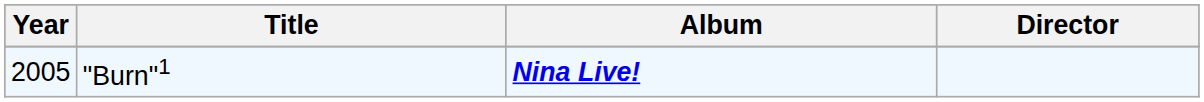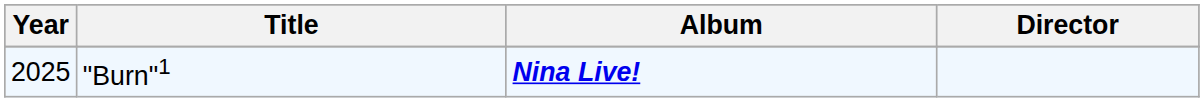(41, 71) 2005 -> (41, 71) 2025
